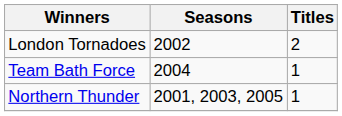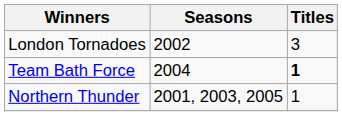(295, 44) 2 -> (295, 44) 3
(295, 70) normal -> (295, 70) bold
